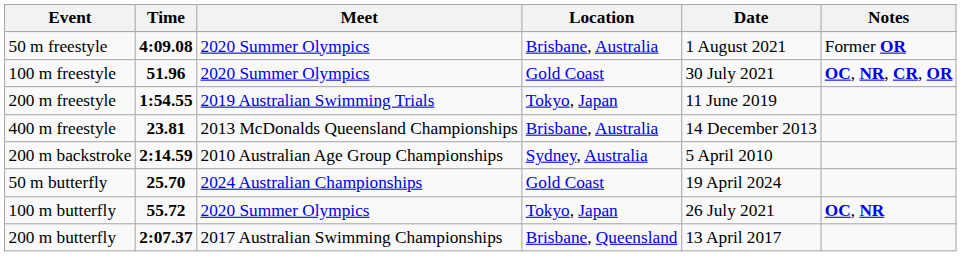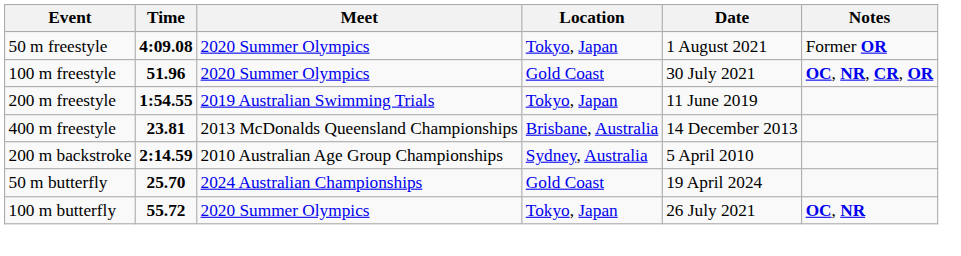(592, 45) Brisbane, Australia -> (572, 45) Tokyo, Japan
- row: (62, 237)
